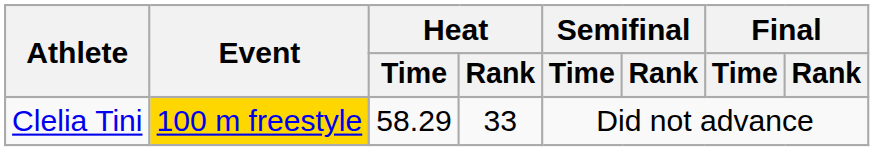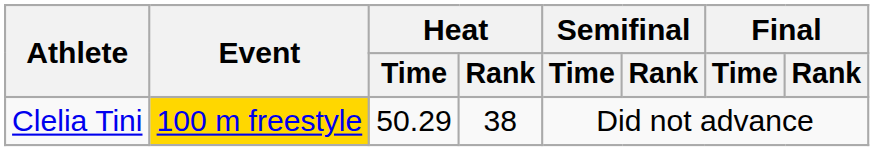(414, 122) 58.29 -> (414, 122) 50.29
(500, 122) 33 -> (500, 122) 38
